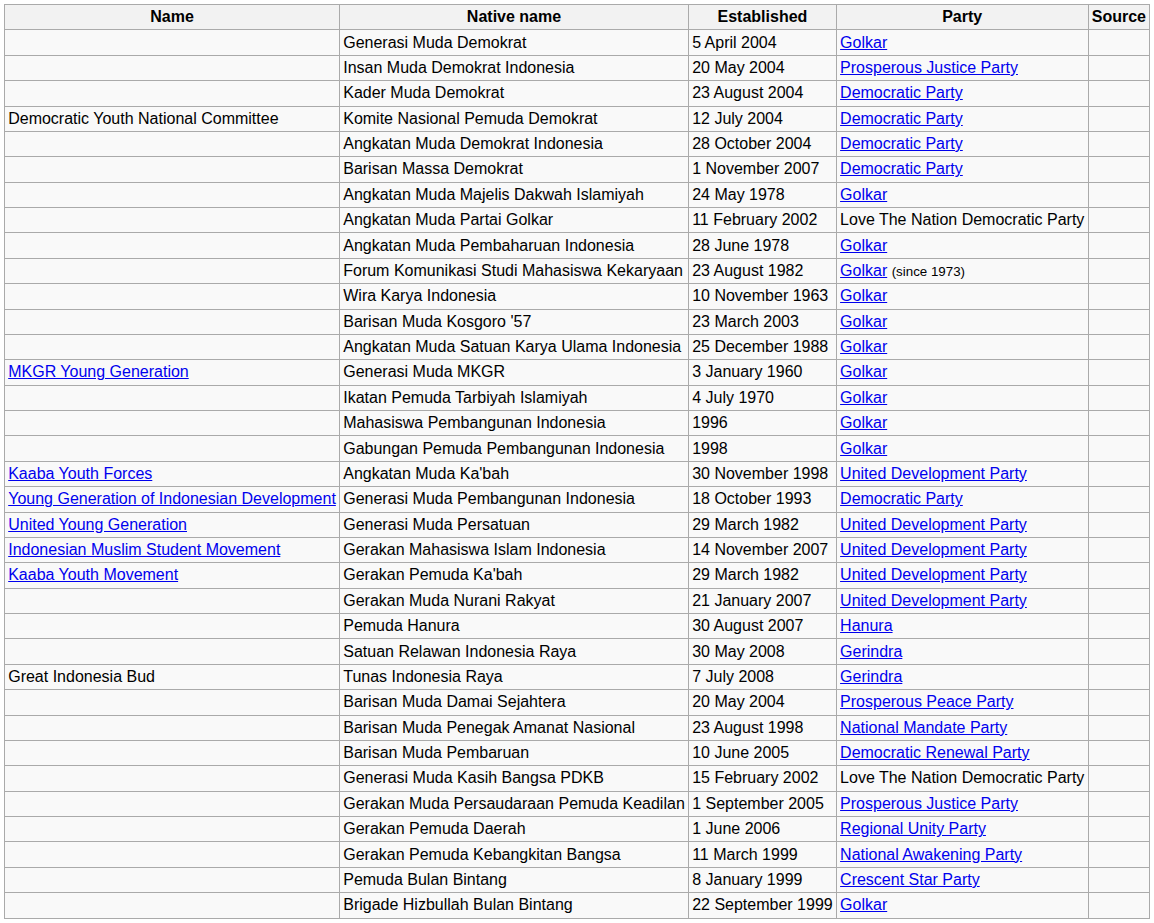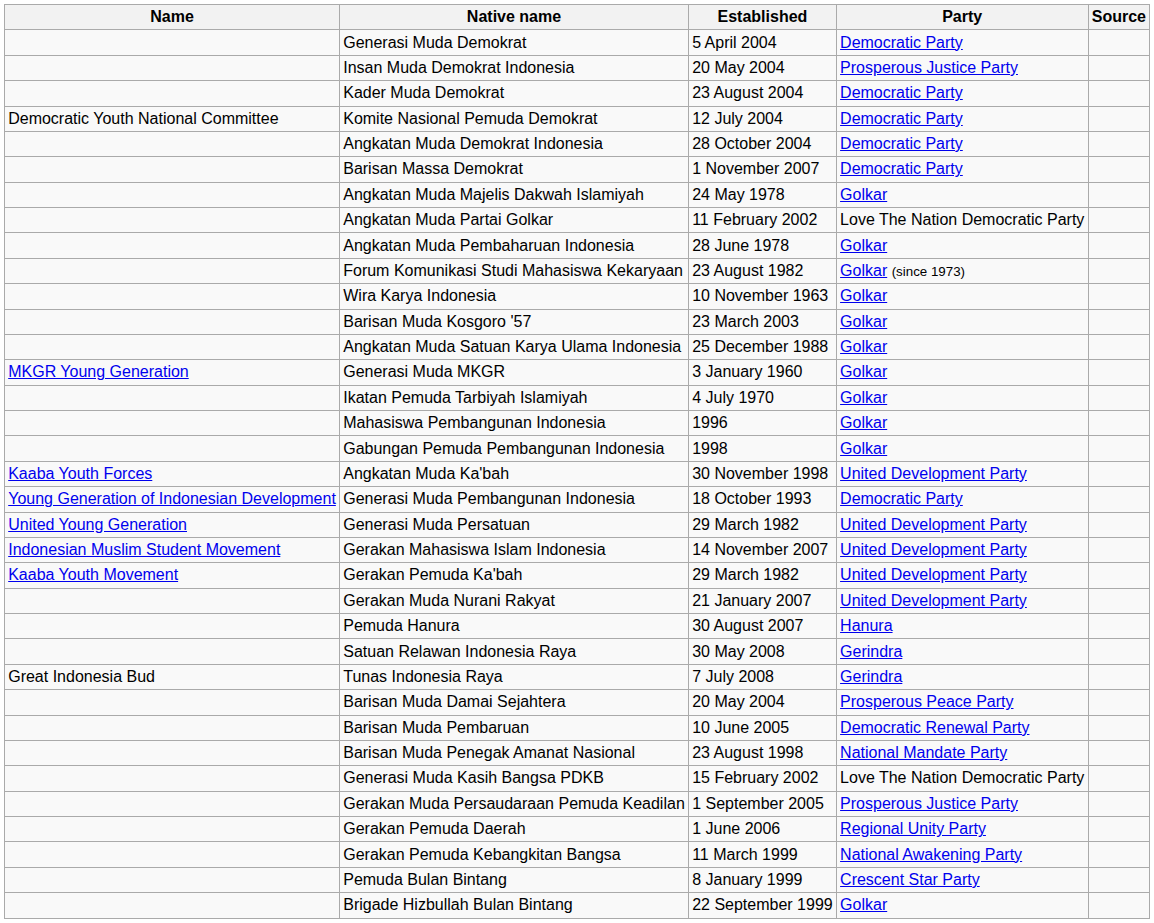(864, 42) Golkar -> (901, 42) Democratic Party
rows swapped: (436, 753) <-> (489, 727)
